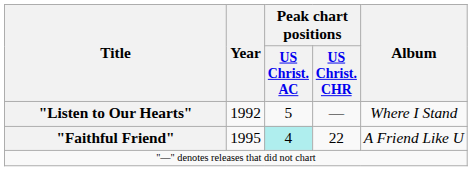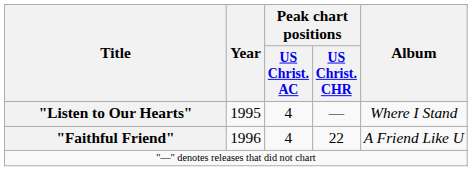(245, 113) 1992 -> (245, 113) 1995
(288, 113) 5 -> (288, 113) 4
(245, 138) 1995 -> (245, 138) 1996
(288, 138) paleturquoise background -> (288, 138) no background
